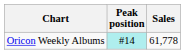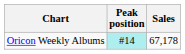(164, 40) 61,778 -> (164, 40) 67,178
